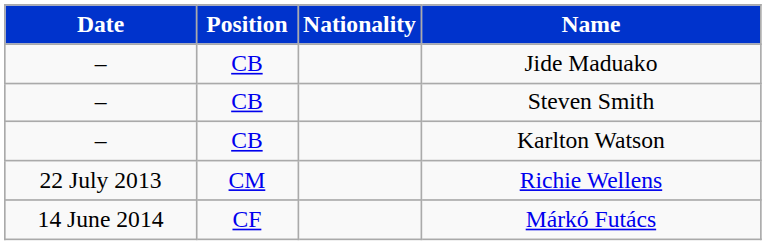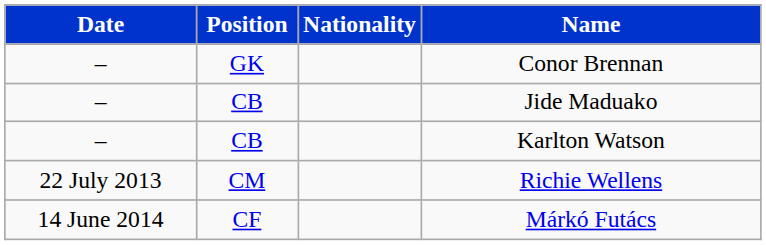+ row: (591, 63)
- row: (591, 102)
